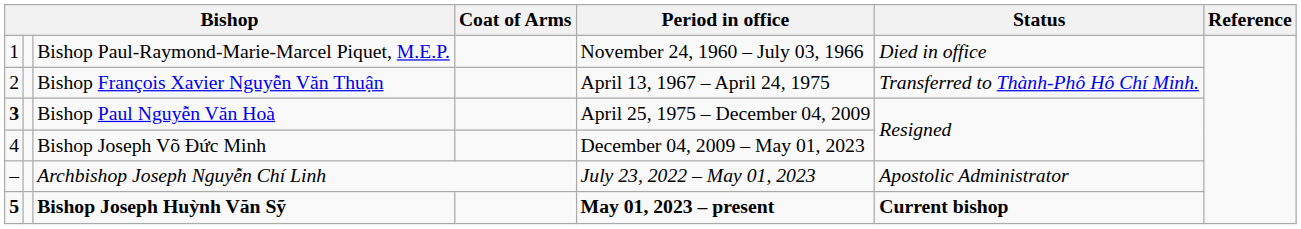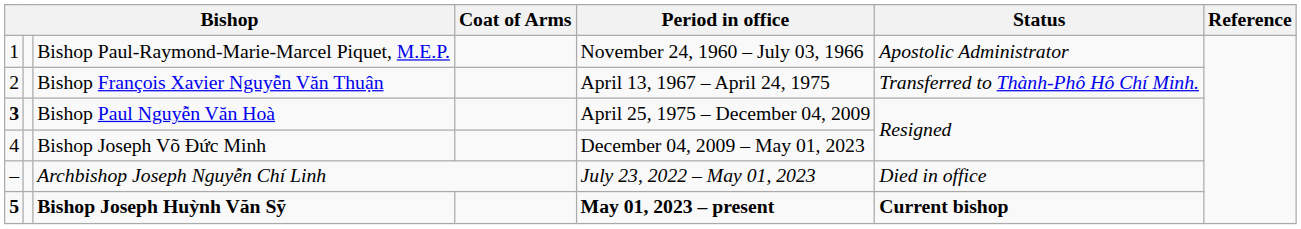(933, 51) Died in office -> (974, 51) Apostolic Administrator
(974, 176) Apostolic Administrator -> (933, 176) Died in office
